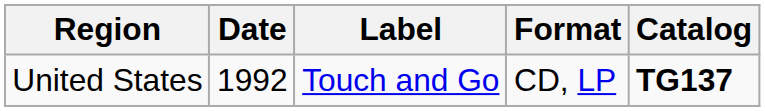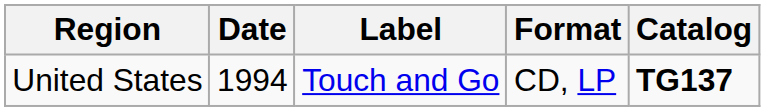(252, 79) 1992 -> (252, 79) 1994
